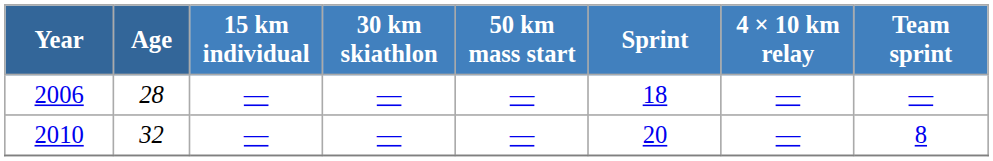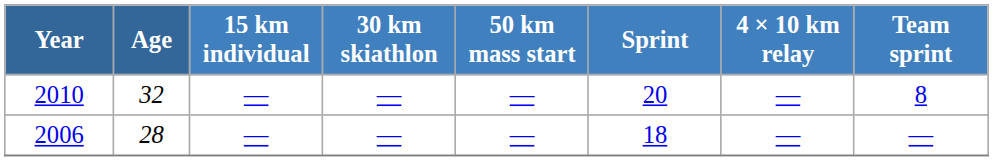rows swapped: (59, 94) <-> (59, 135)
